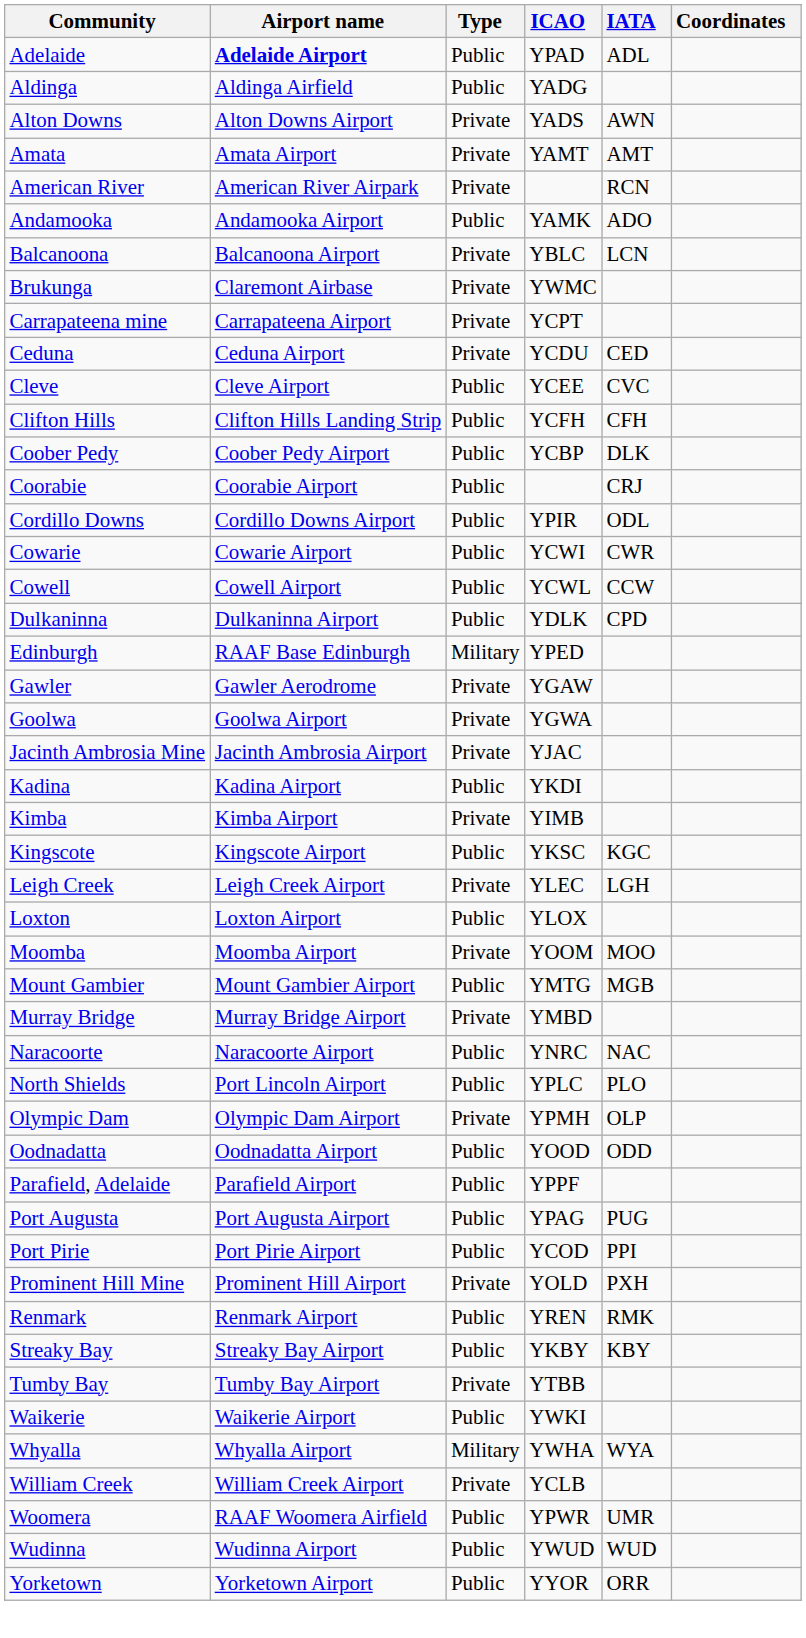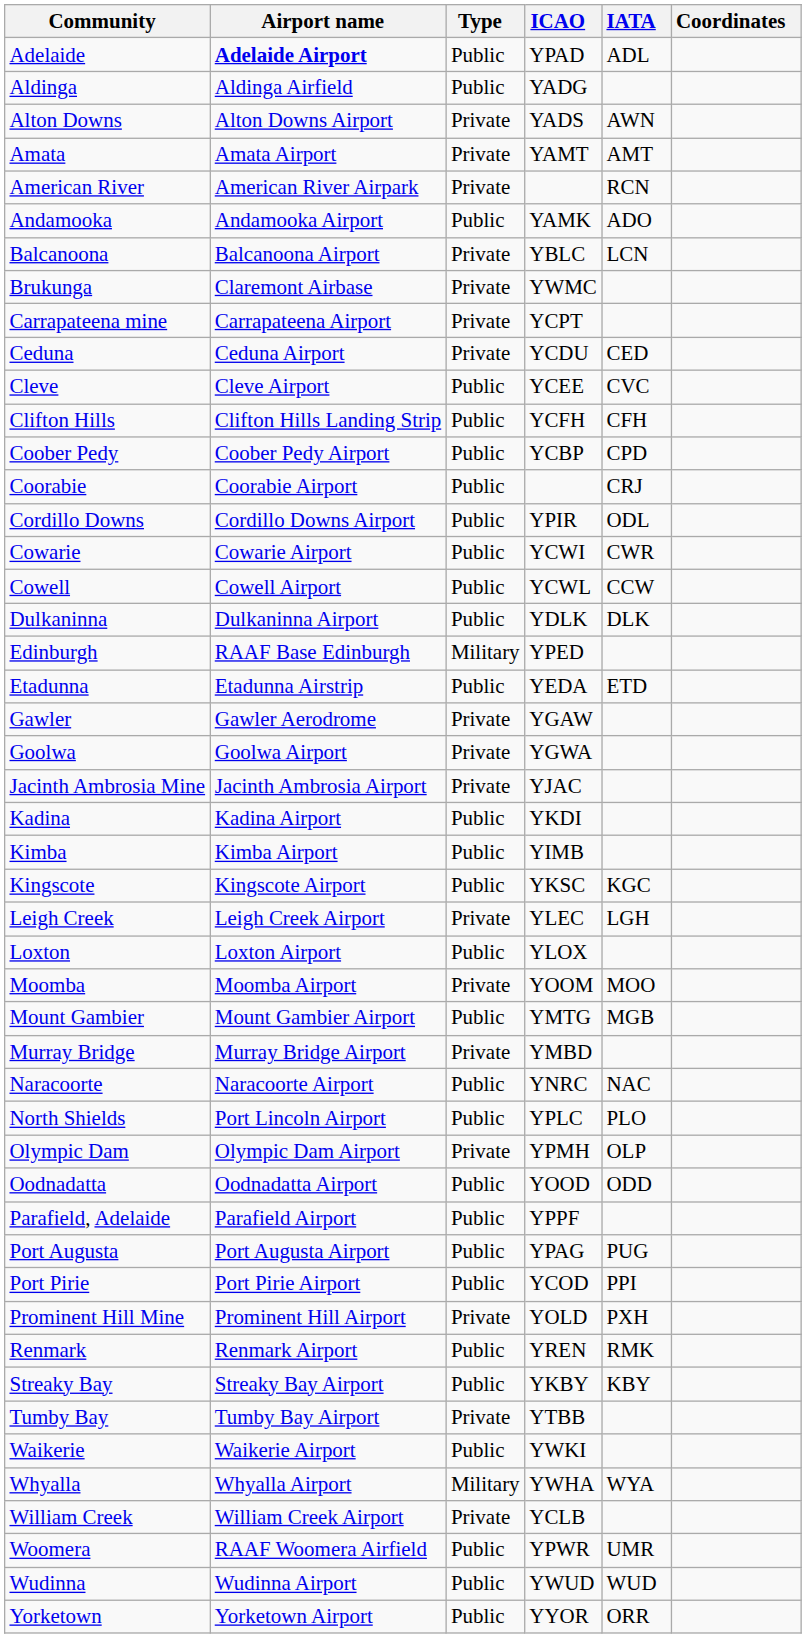(628, 453) DLK -> (627, 453) CPD
(627, 619) CPD -> (628, 619) DLK
+ row: (49, 685)
(481, 818) Private -> (478, 852) Public
